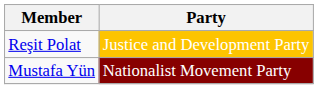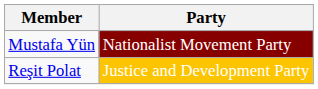rows swapped: (45, 44) <-> (52, 70)
